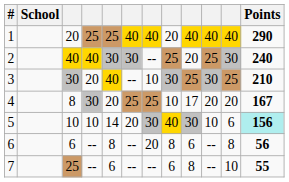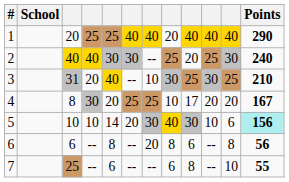(72, 79) 30 -> (72, 79) 31
